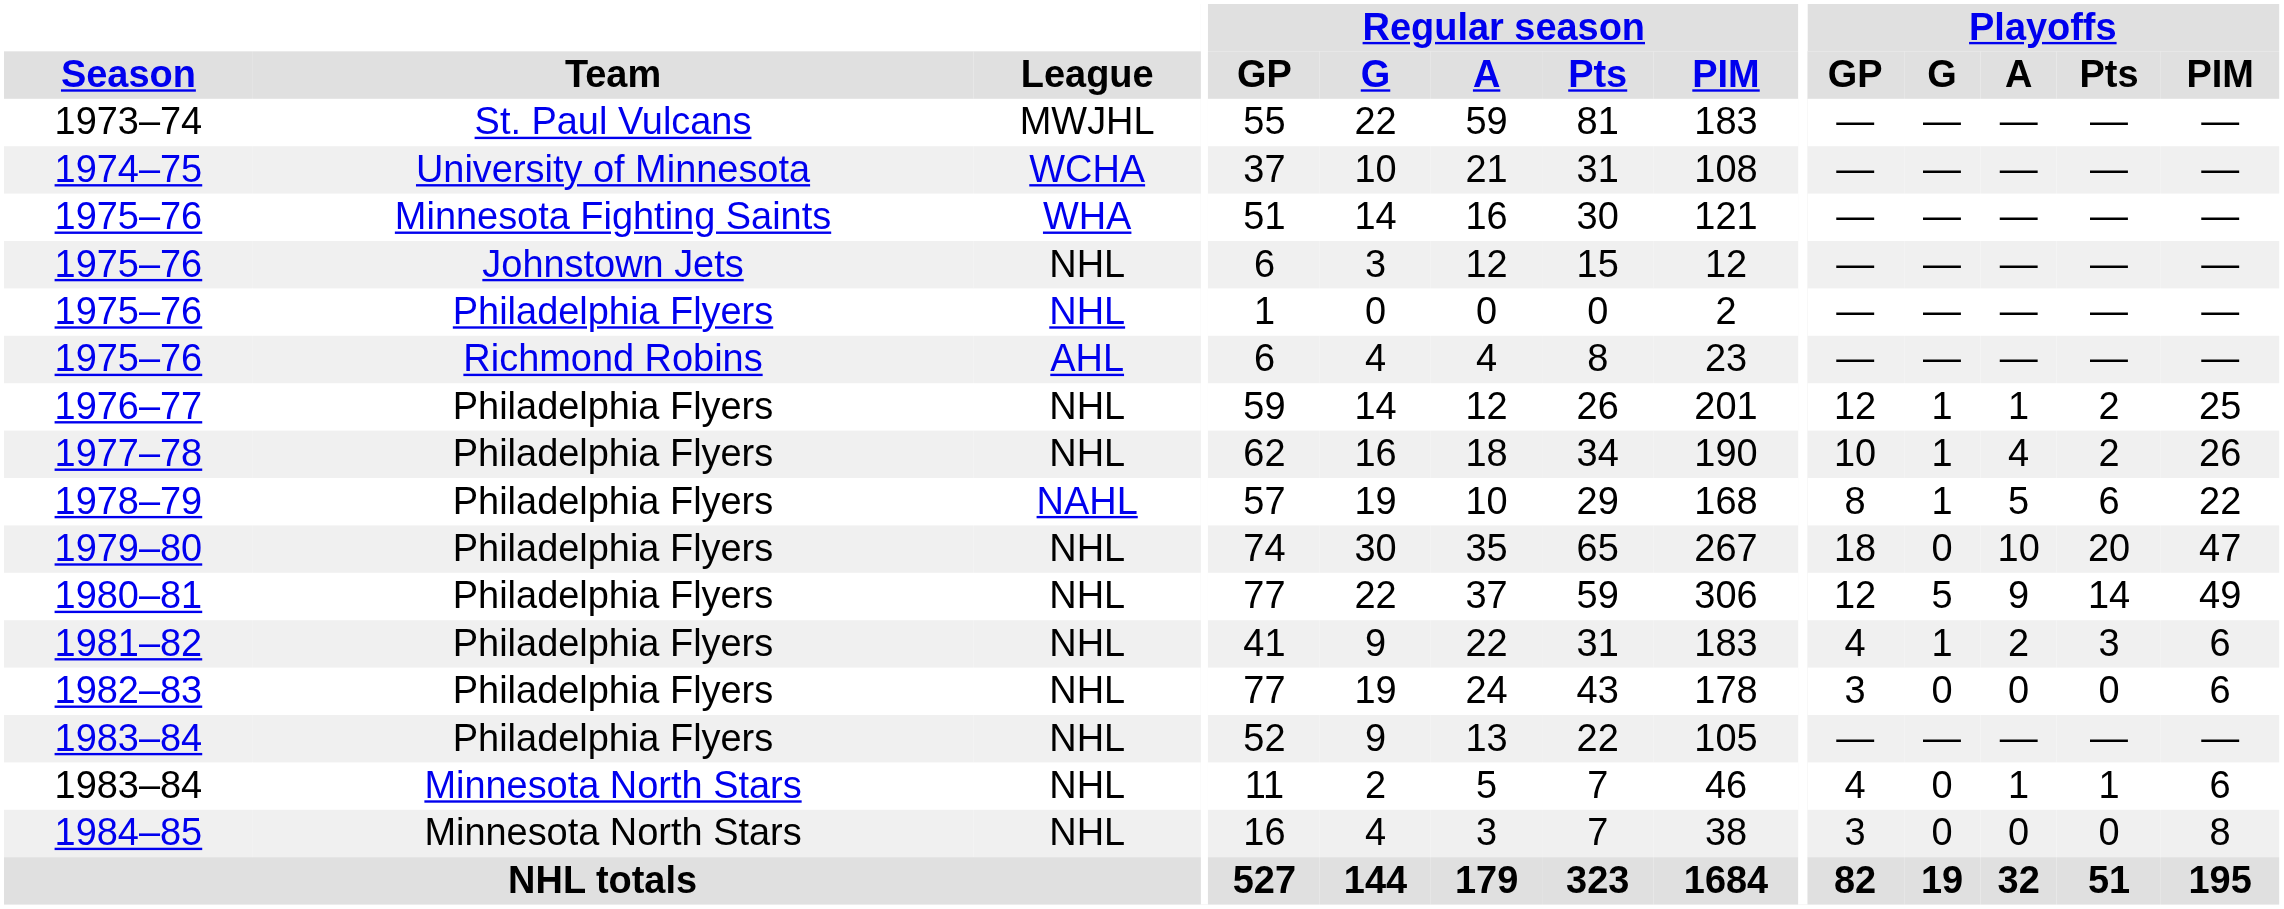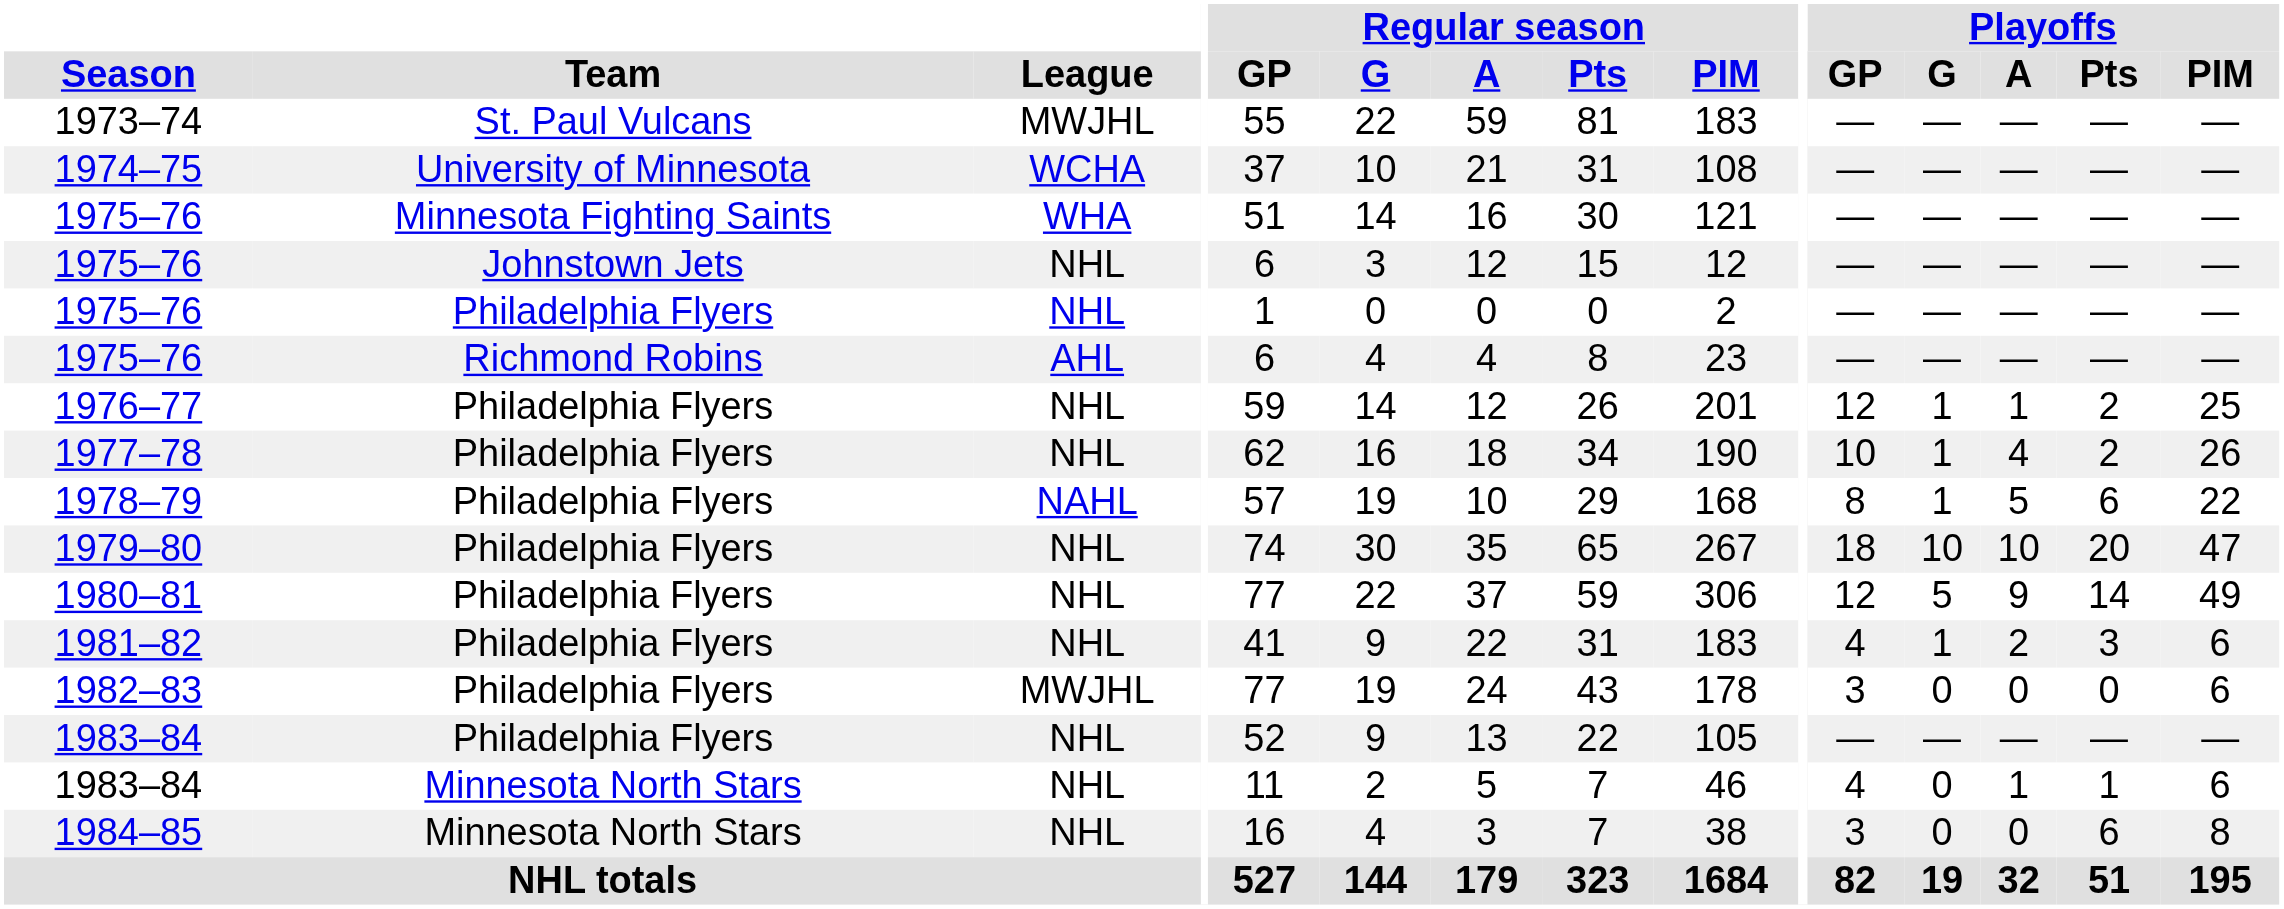(1942, 548) 0 -> (1942, 548) 10
(1087, 690) NHL -> (1087, 690) MWJHL
(2109, 832) 0 -> (2109, 832) 6
